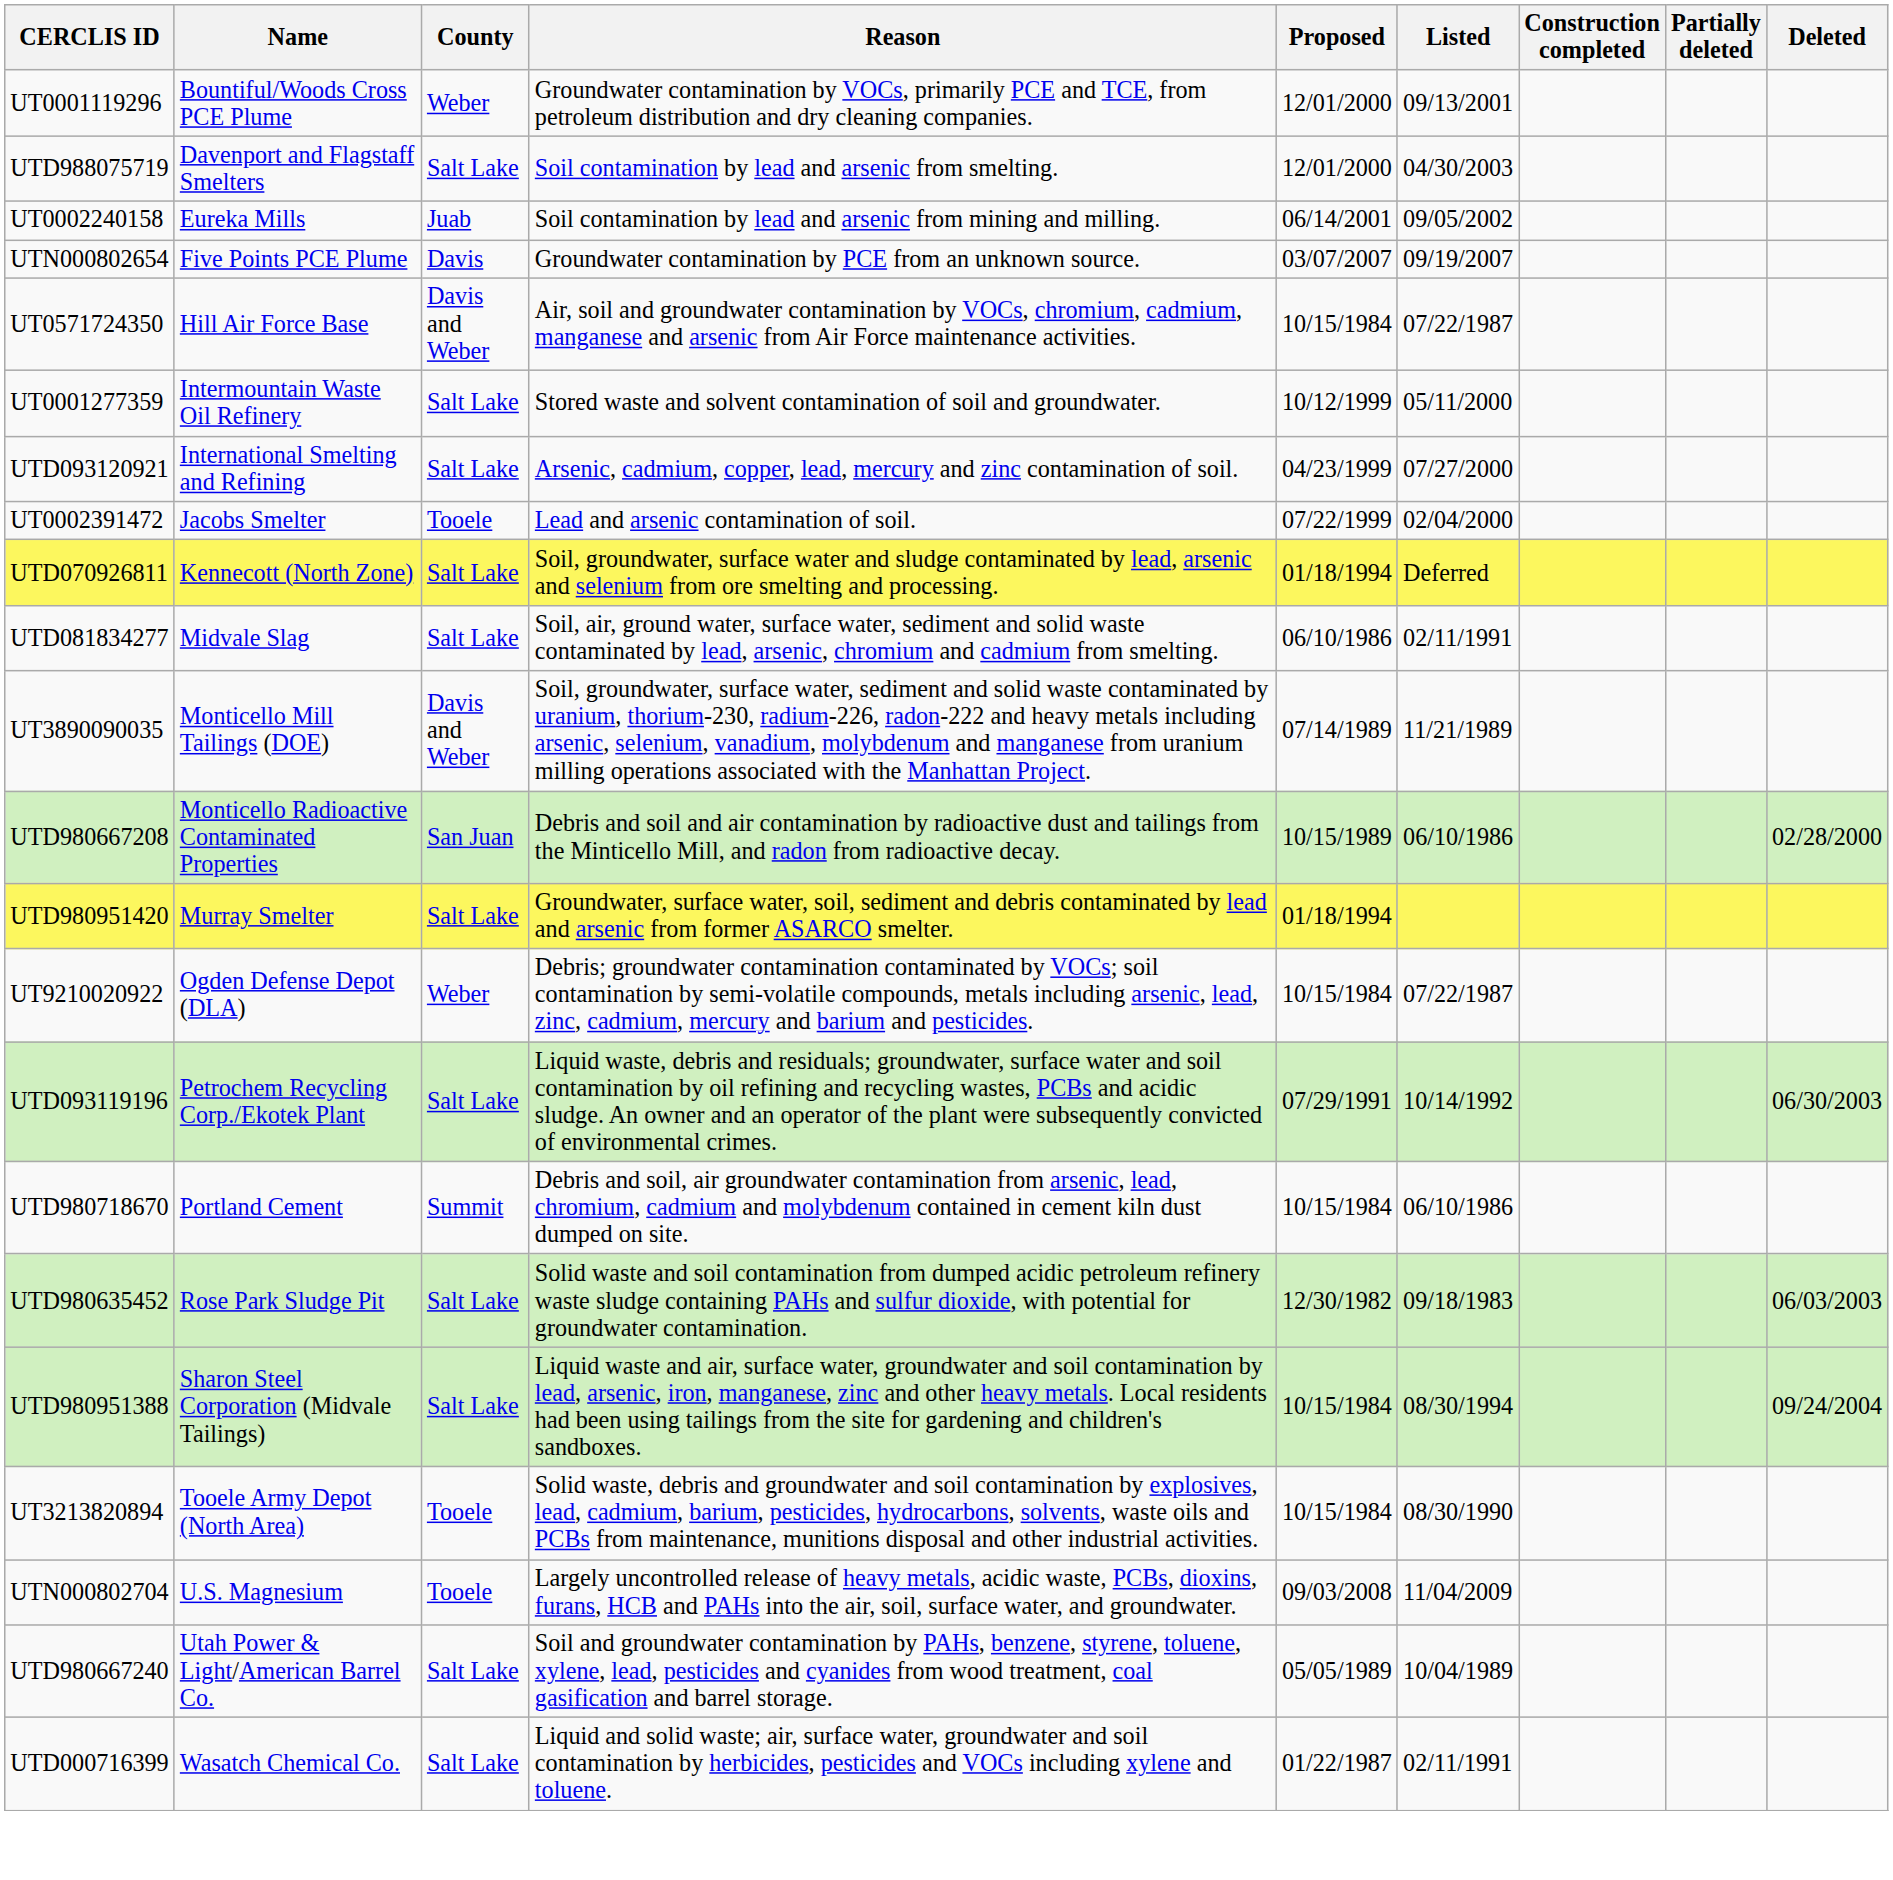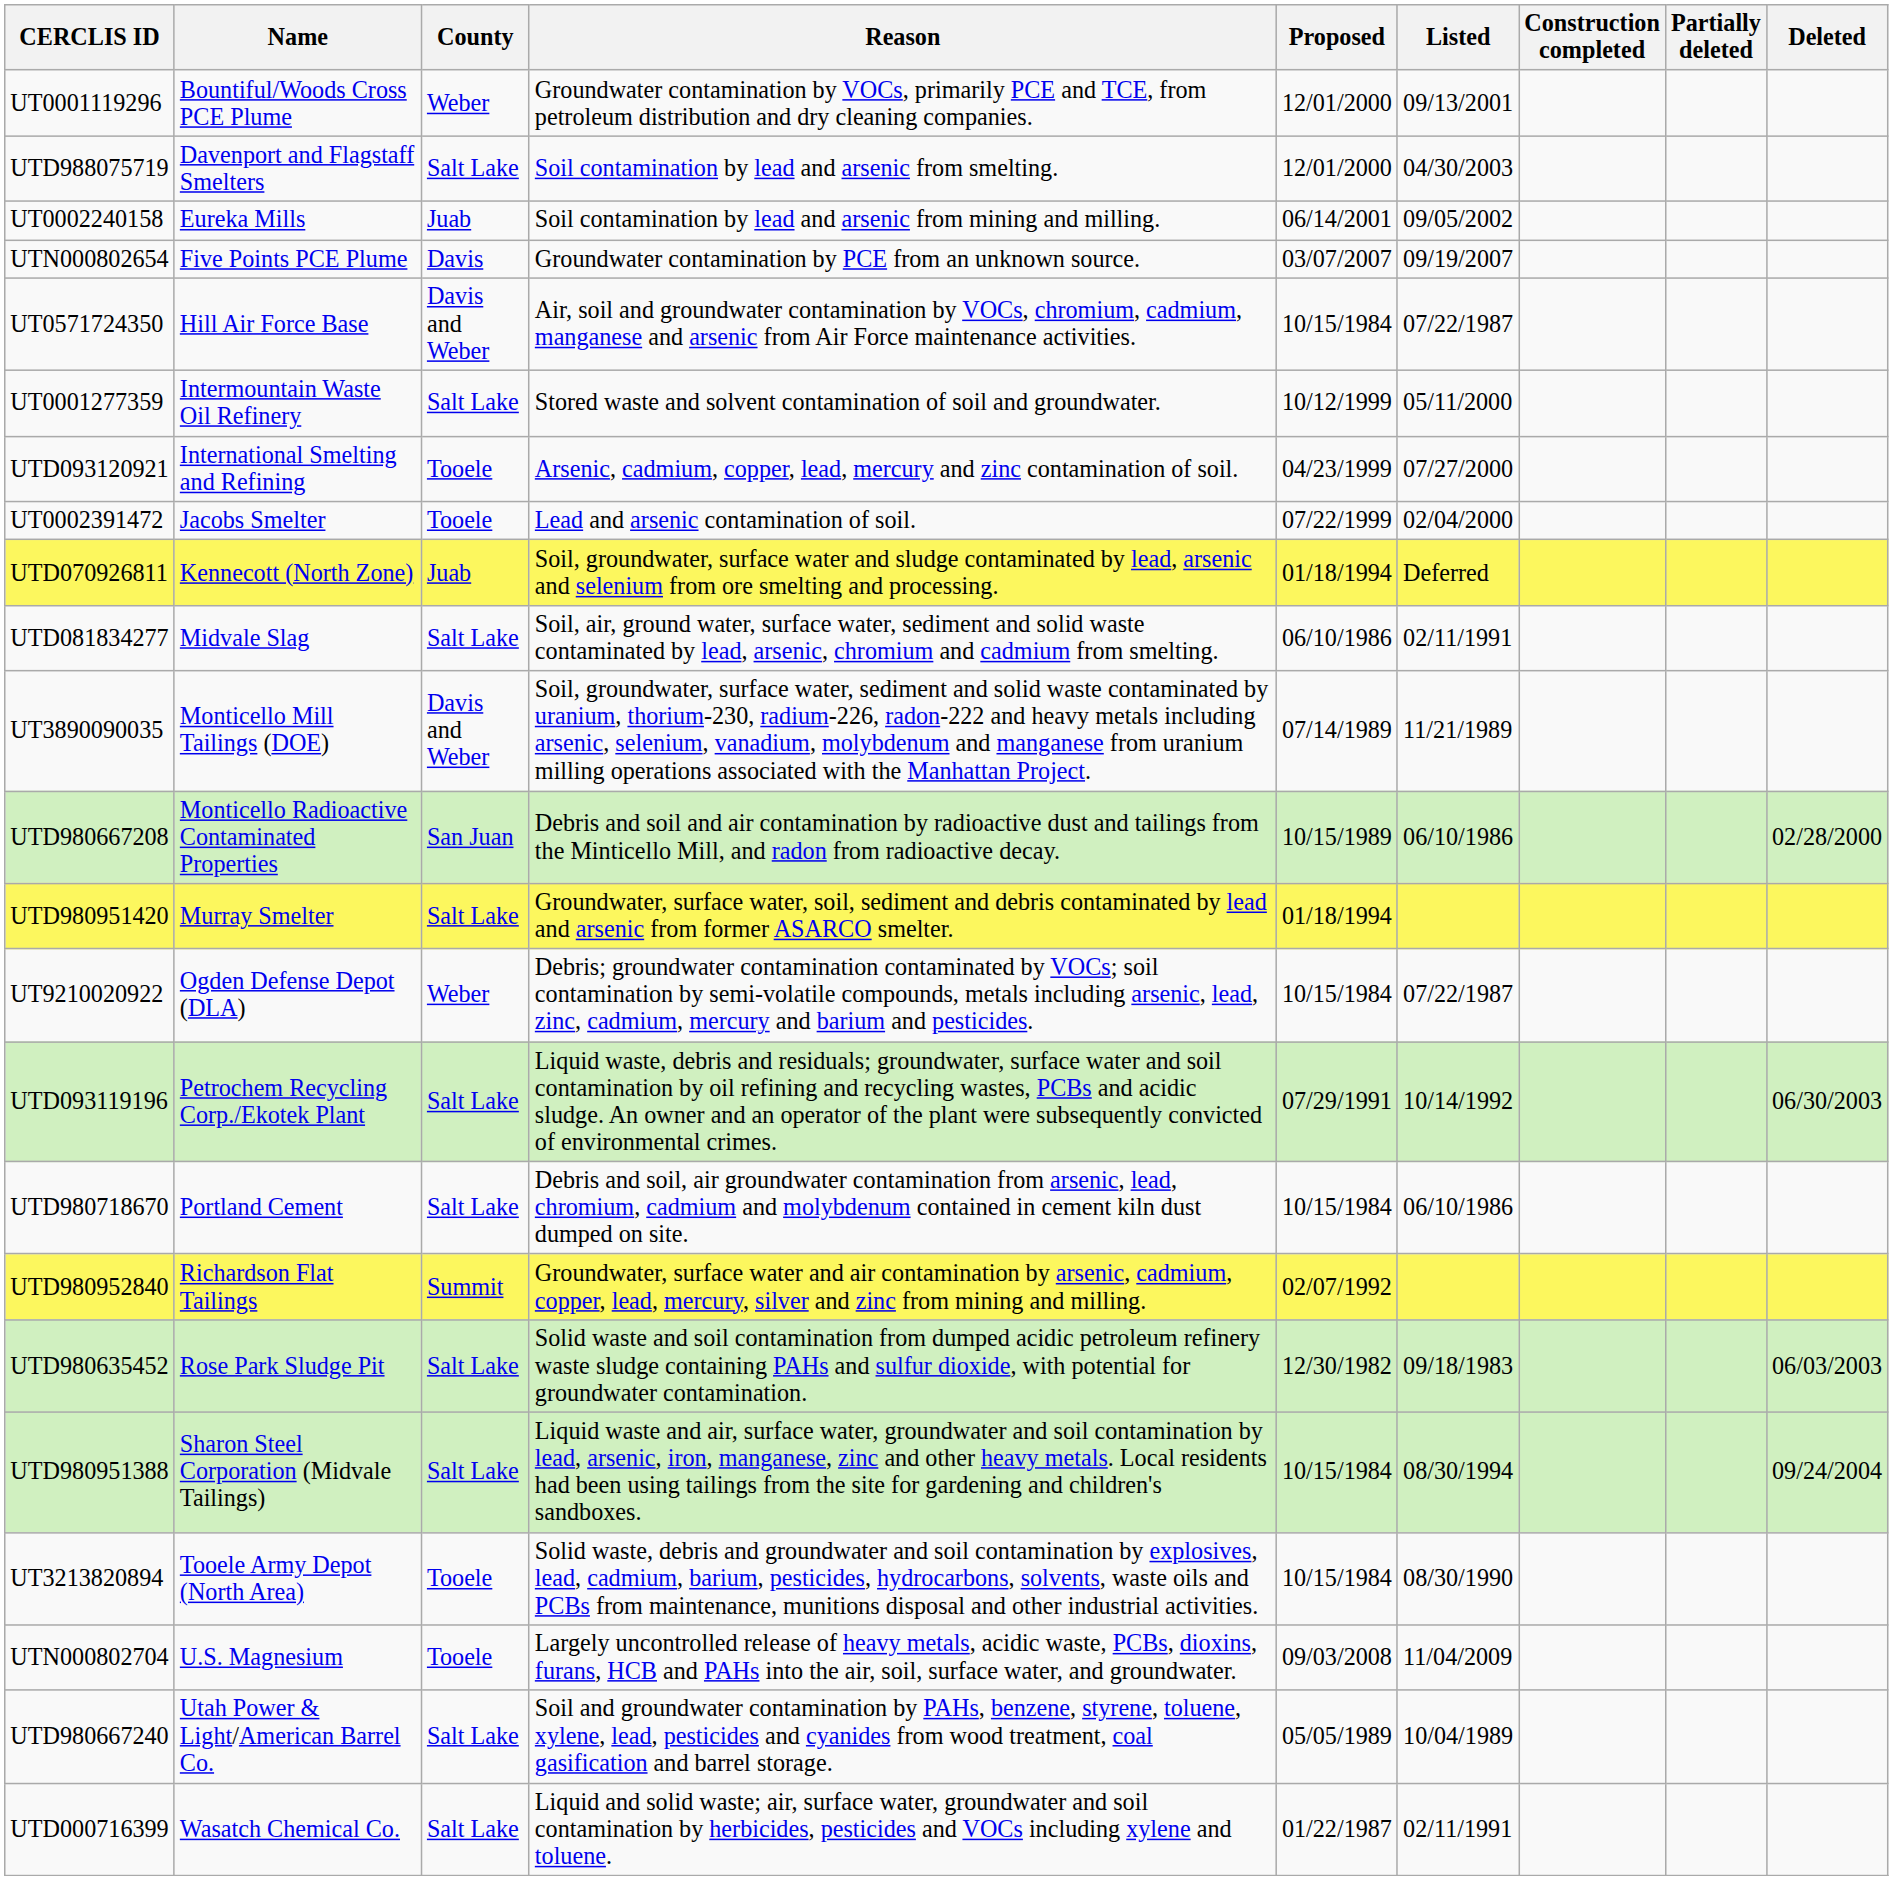(473, 468) Salt Lake -> (460, 468) Tooele
(473, 572) Salt Lake -> (449, 572) Juab
(465, 1207) Summit -> (473, 1207) Salt Lake
+ row: (90, 1286)
